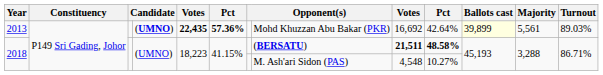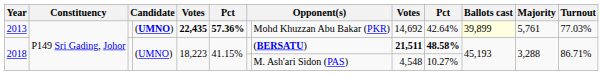(408, 29) 16,692 -> (408, 29) 14,692
(529, 29) 5,561 -> (529, 29) 5,761
(576, 29) 89.03% -> (576, 29) 77.03%
